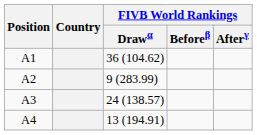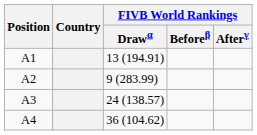(135, 59) 36 (104.62) -> (135, 59) 13 (194.91)
(135, 120) 13 (194.91) -> (135, 120) 36 (104.62)
